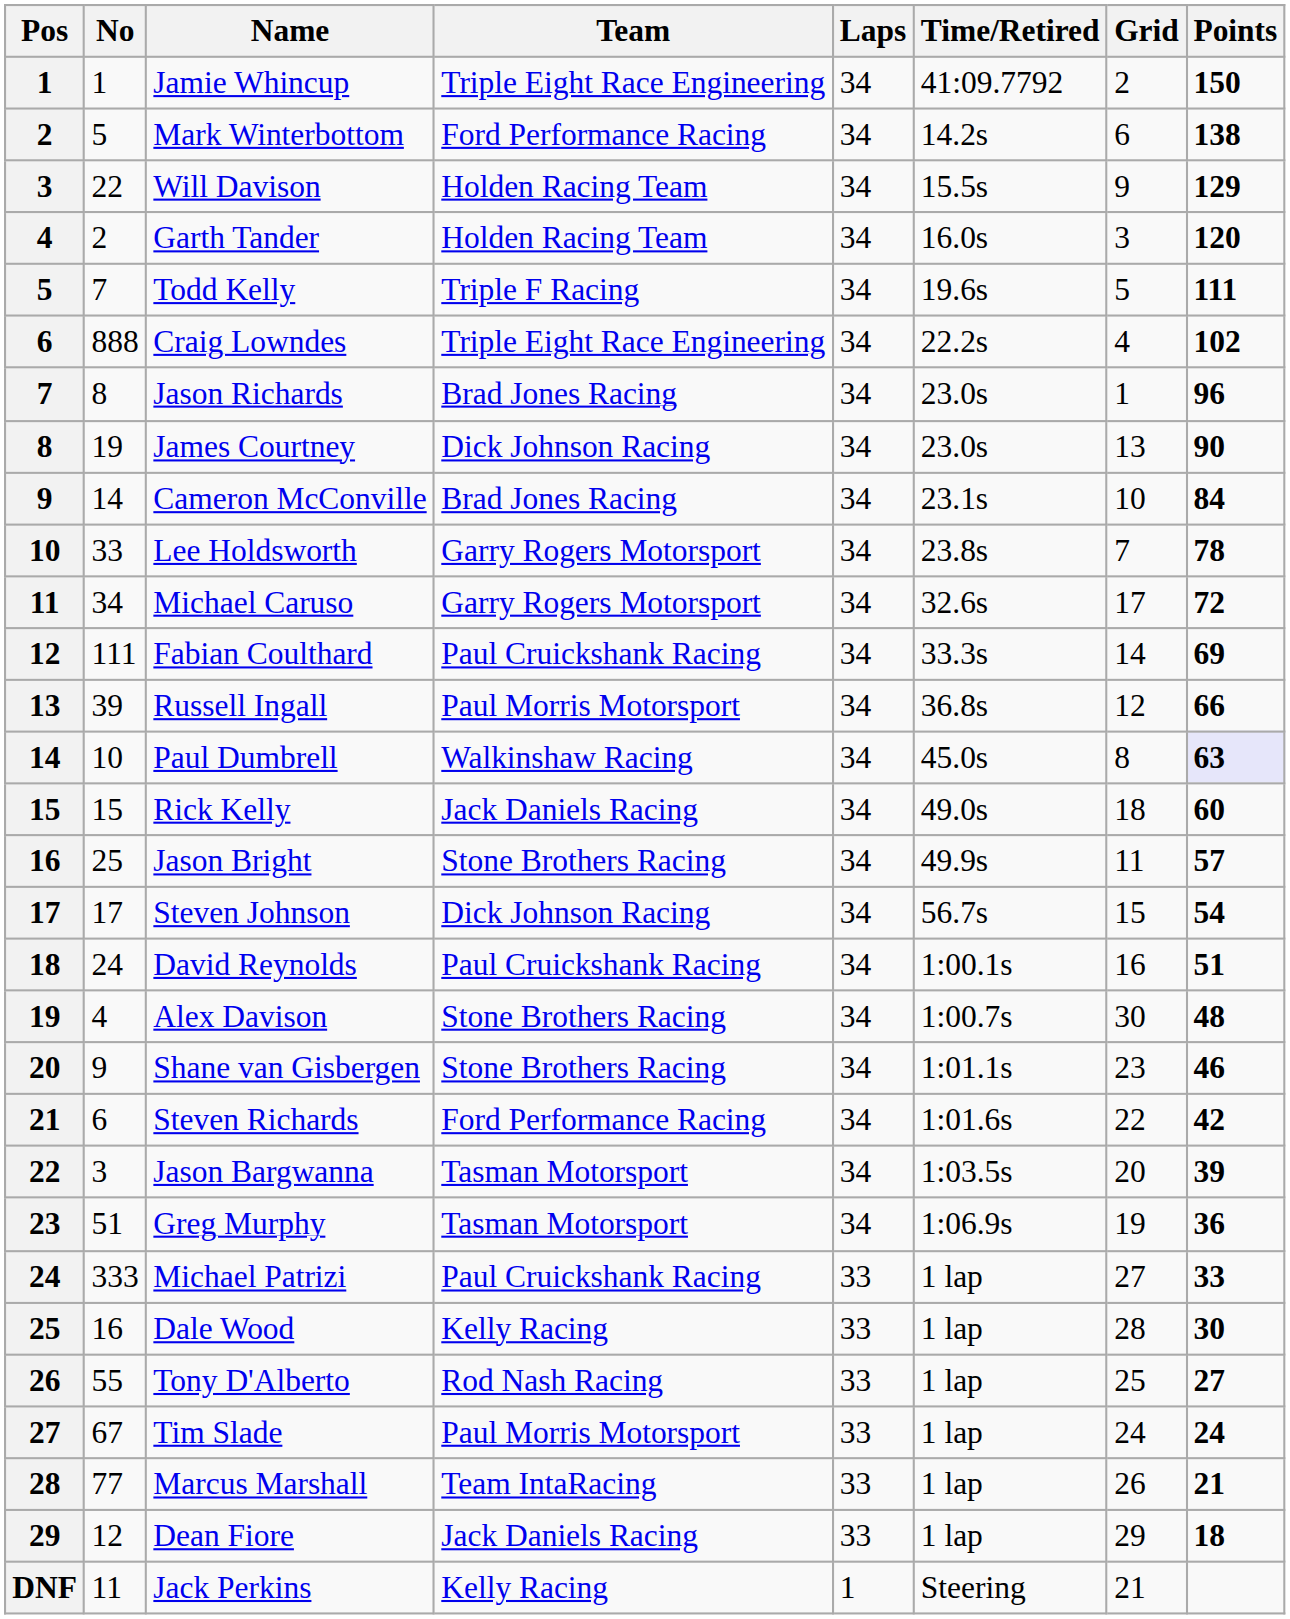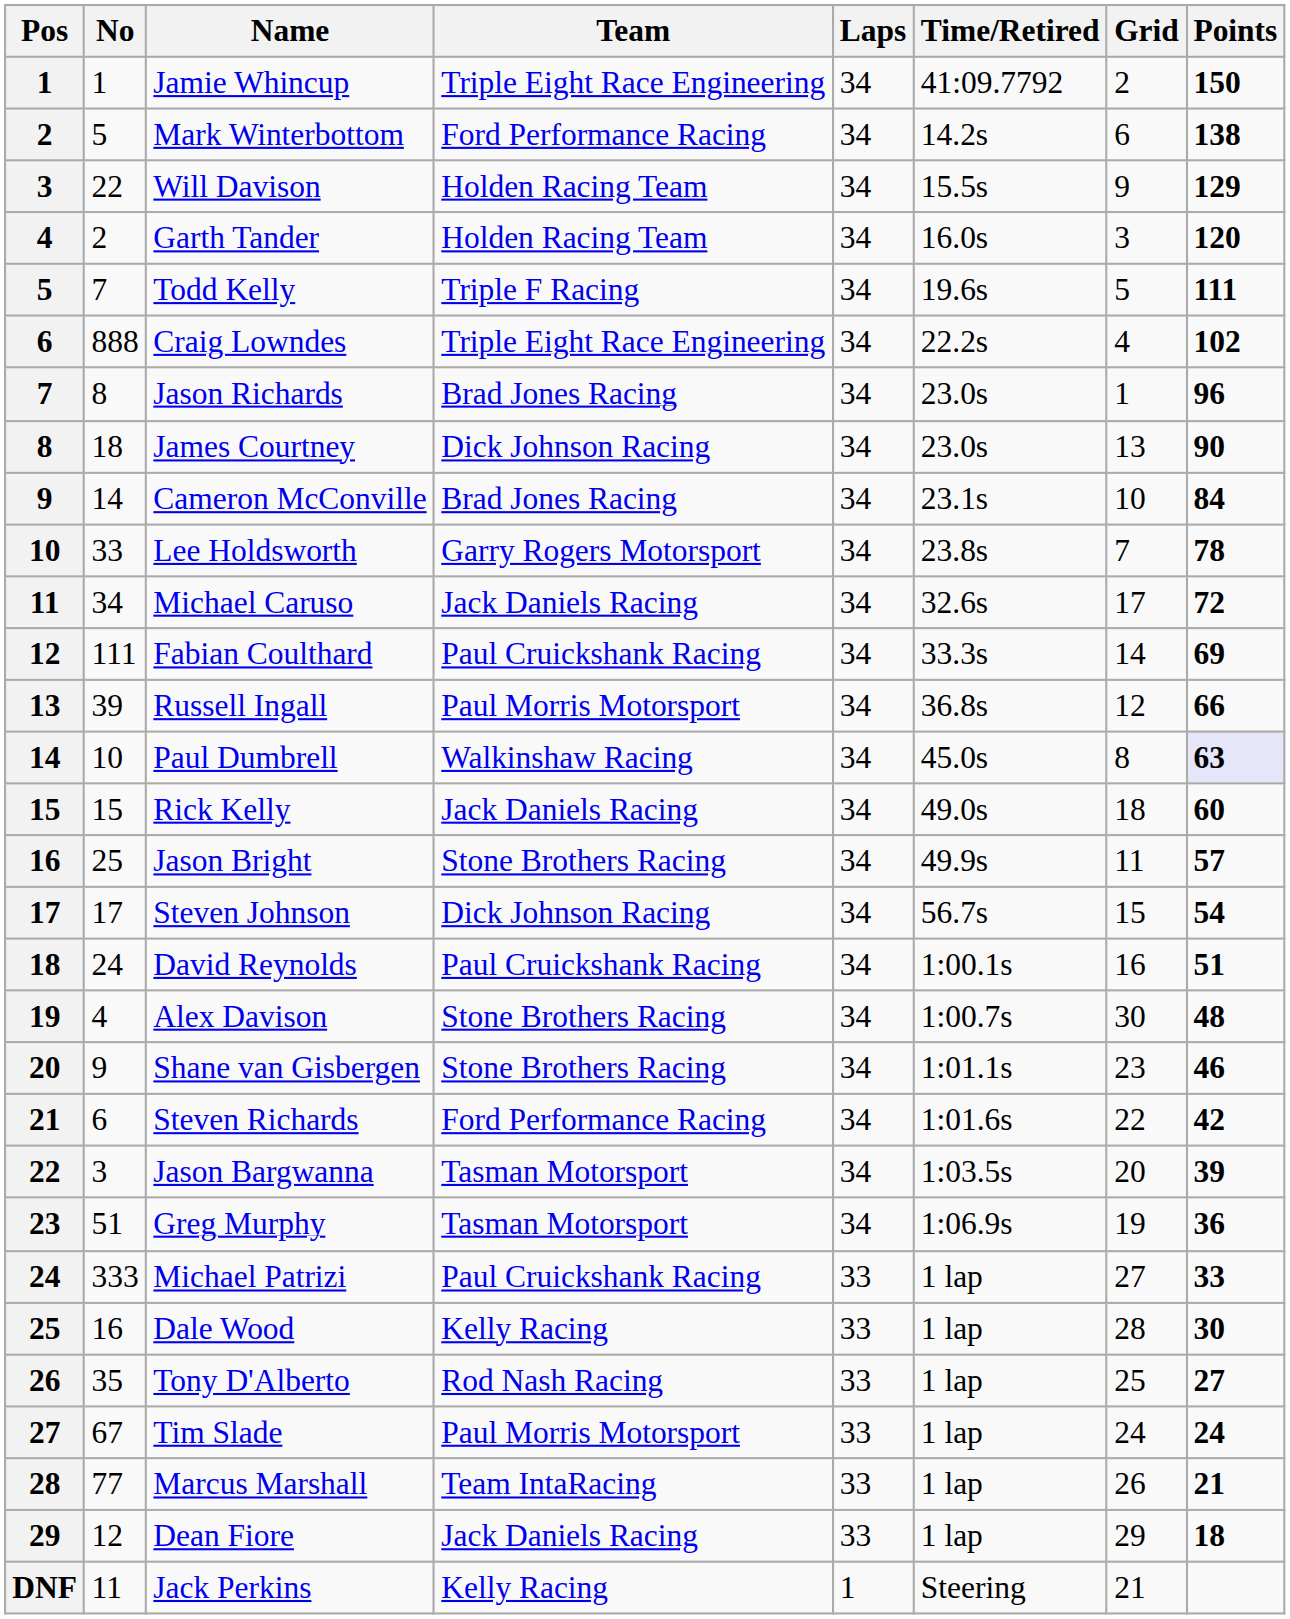(107, 445) 19 -> (107, 445) 18
(601, 601) Garry Rogers Motorsport -> (570, 601) Jack Daniels Racing
(107, 1379) 55 -> (107, 1379) 35
